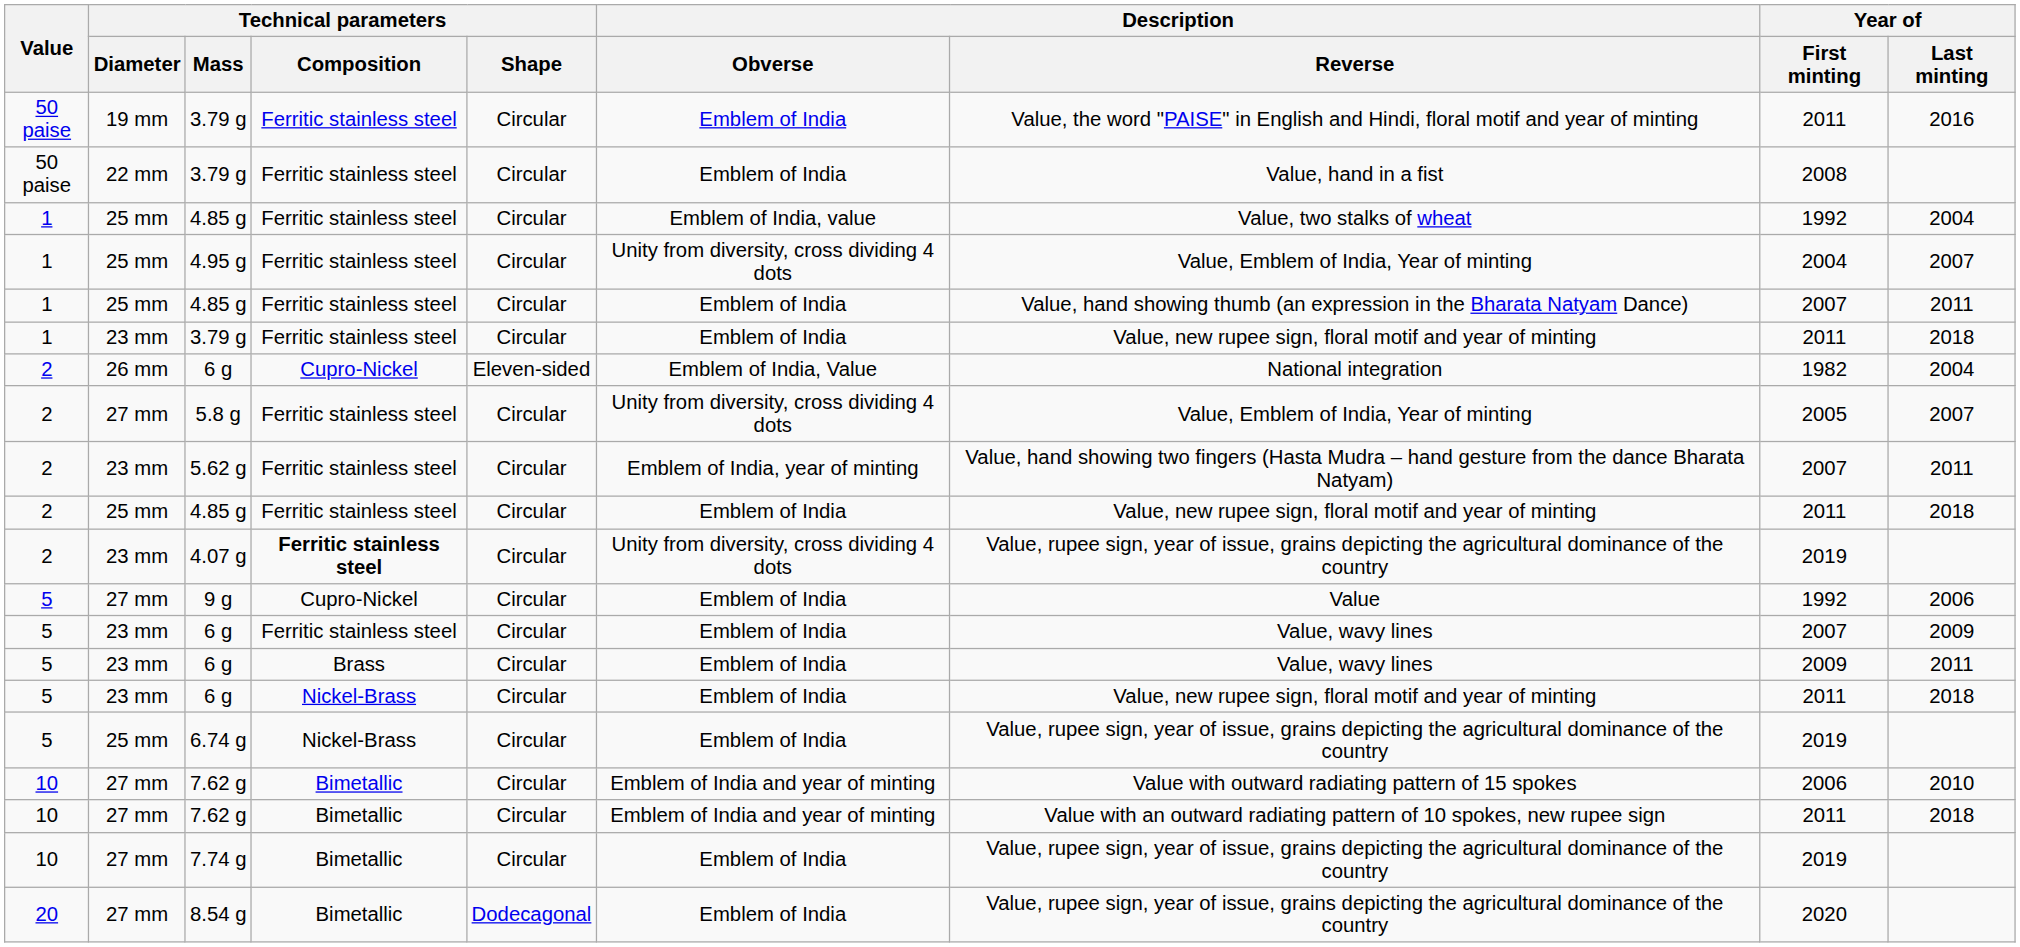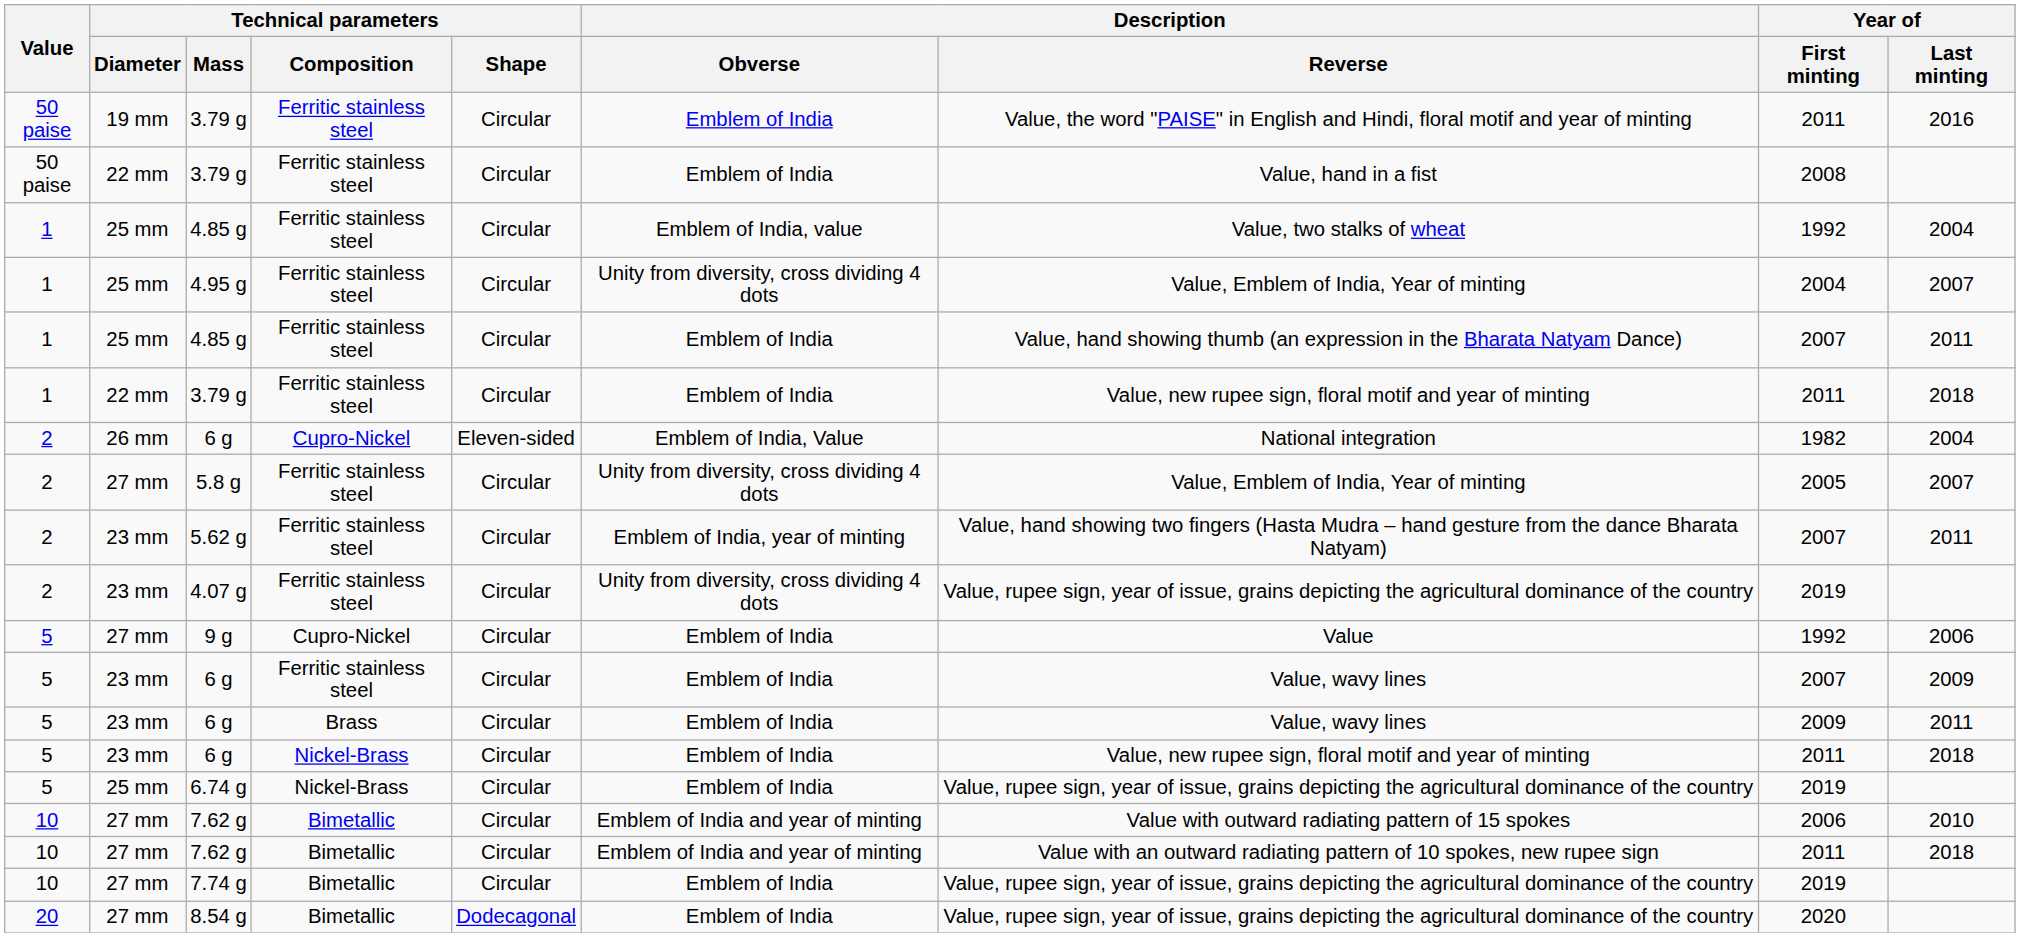(137, 337) 23 mm -> (137, 394) 22 mm
- row: (47, 512)
(359, 555) bold -> (351, 592) normal
